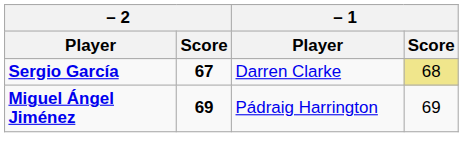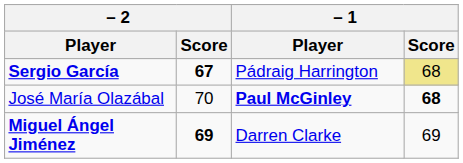(288, 71) Darren Clarke -> (307, 71) Pádraig Harrington
+ row: (86, 98)
(307, 108) Pádraig Harrington -> (288, 135) Darren Clarke
